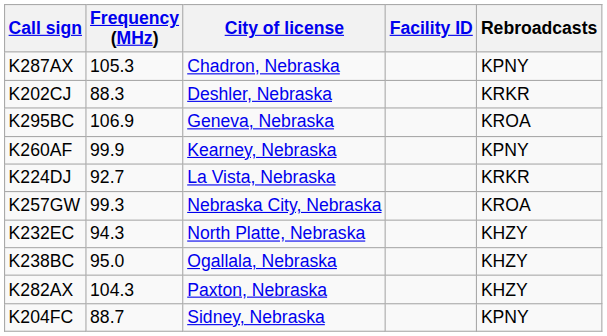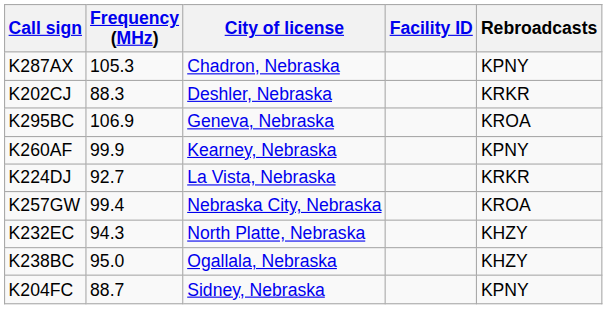(107, 205) 99.3 -> (107, 205) 99.4
- row: (41, 289)
